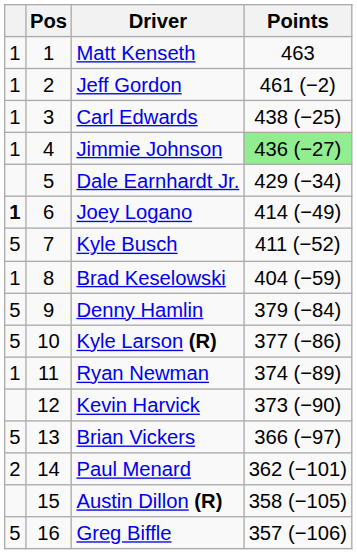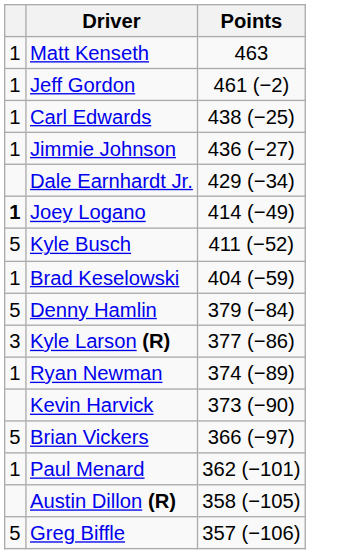- column: (49, 21)
(298, 149) lightgreen background -> (251, 149) no background
(15, 341) 5 -> (15, 341) 3
(15, 469) 2 -> (15, 469) 1
